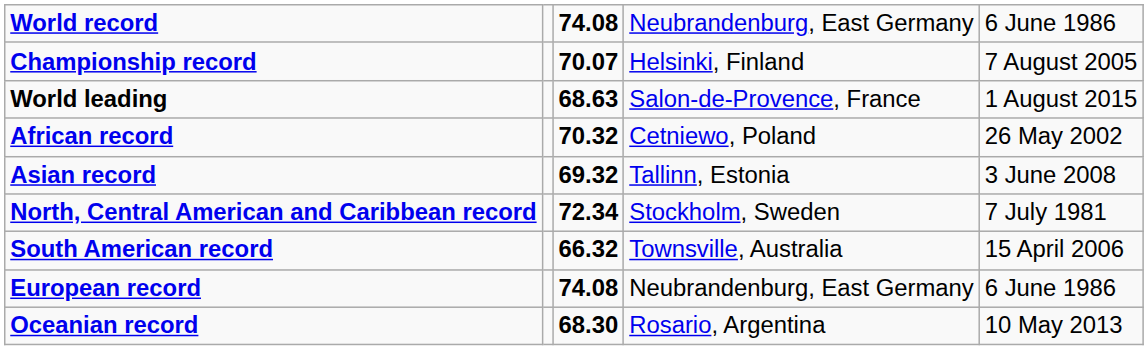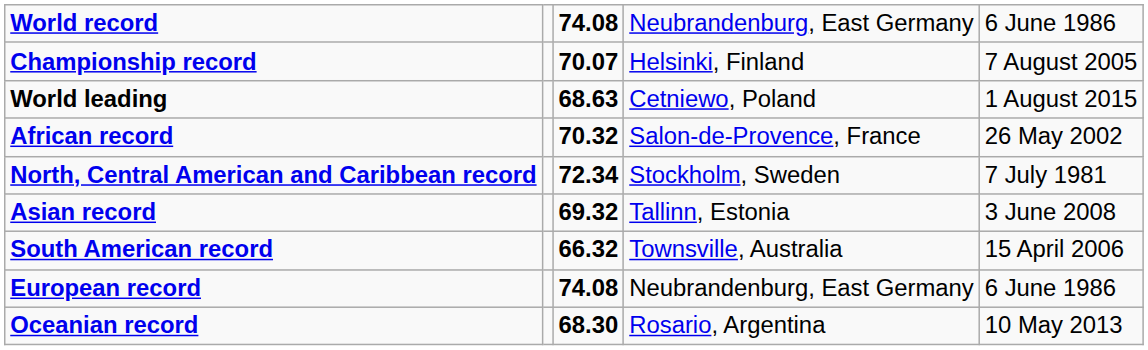(775, 99) Salon-de-Provence, France -> (723, 99) Cetniewo, Poland
(723, 136) Cetniewo, Poland -> (775, 136) Salon-de-Provence, France
rows swapped: (83, 174) <-> (273, 212)
